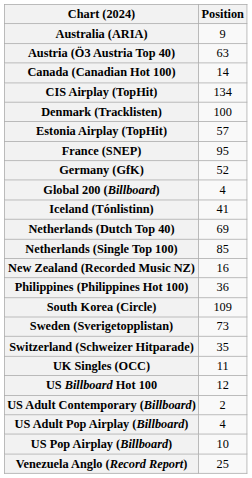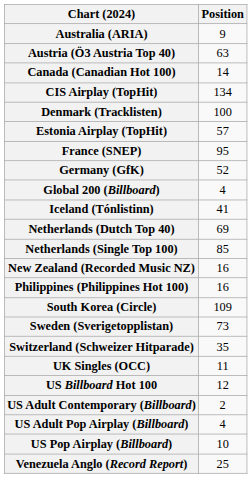(223, 287) 36 -> (223, 287) 16
